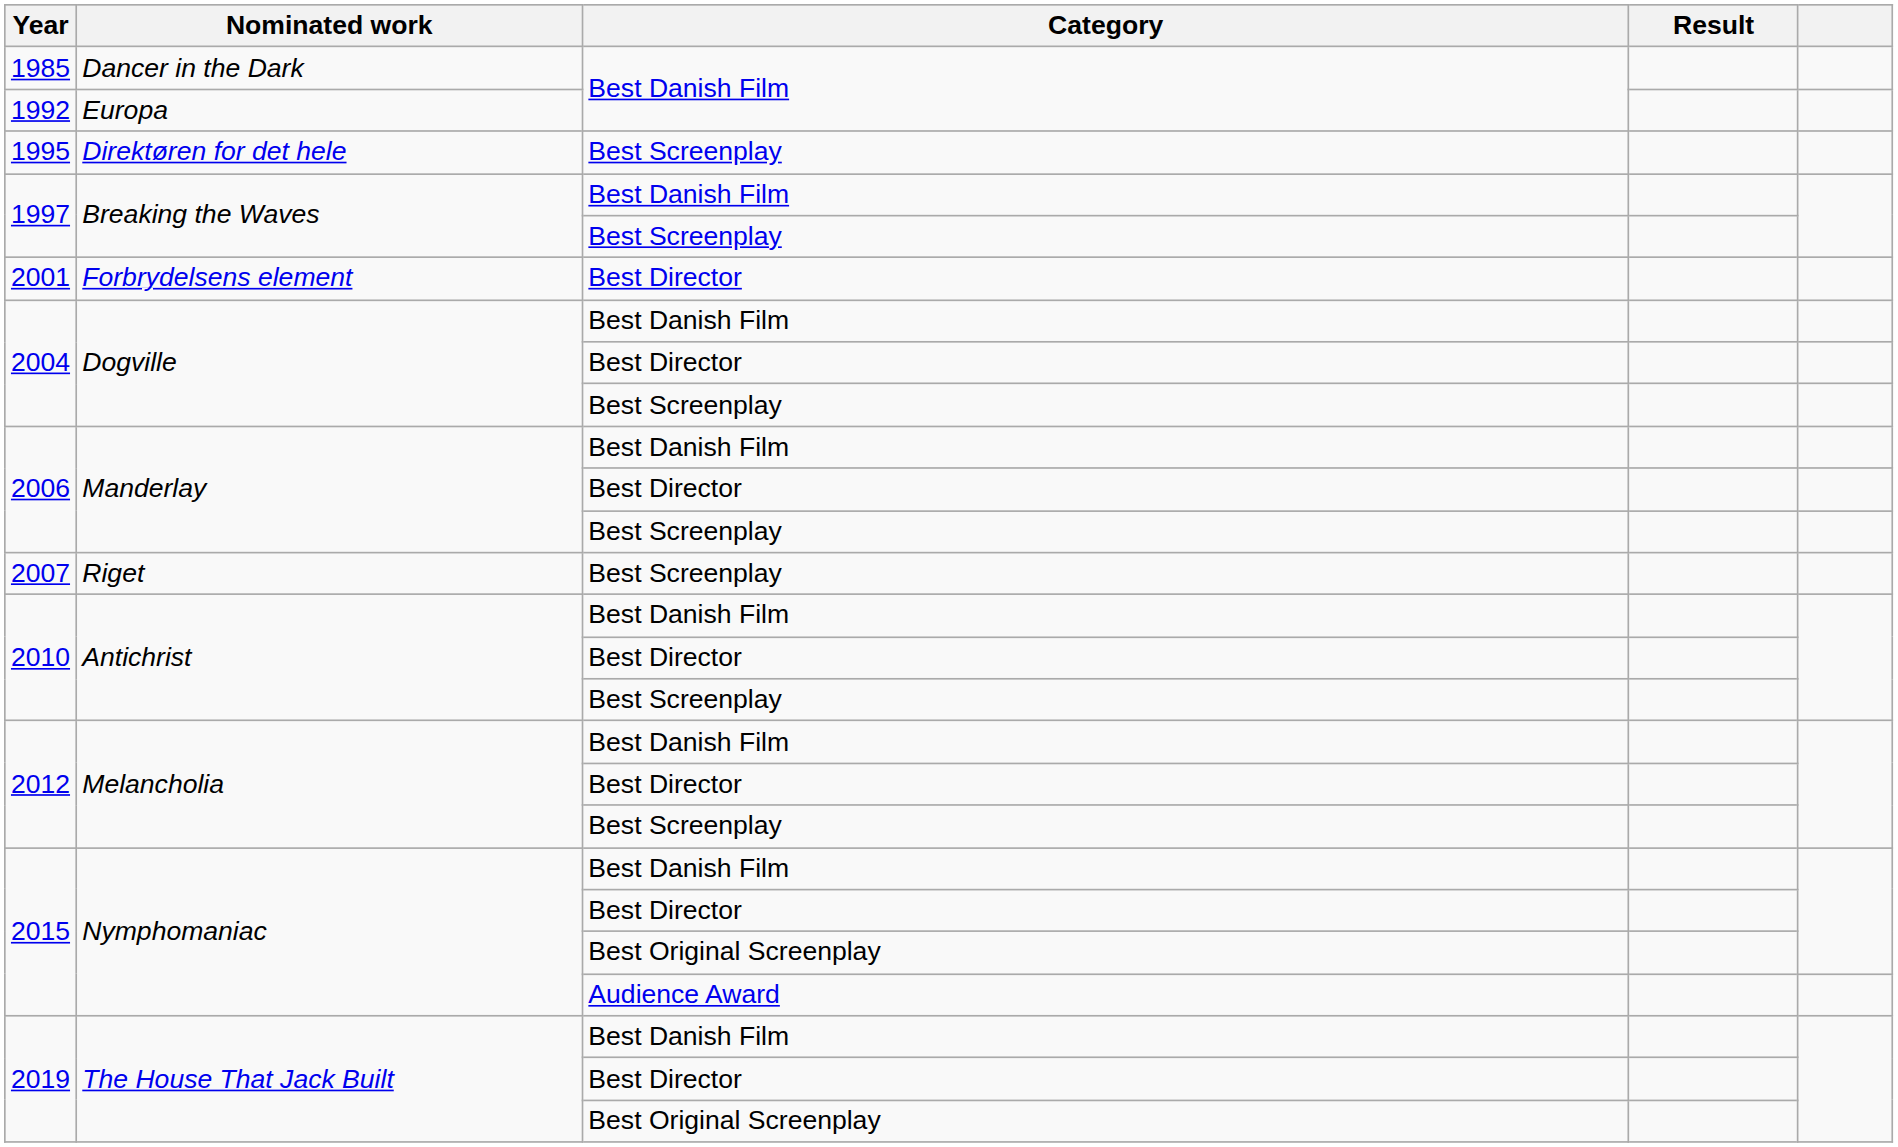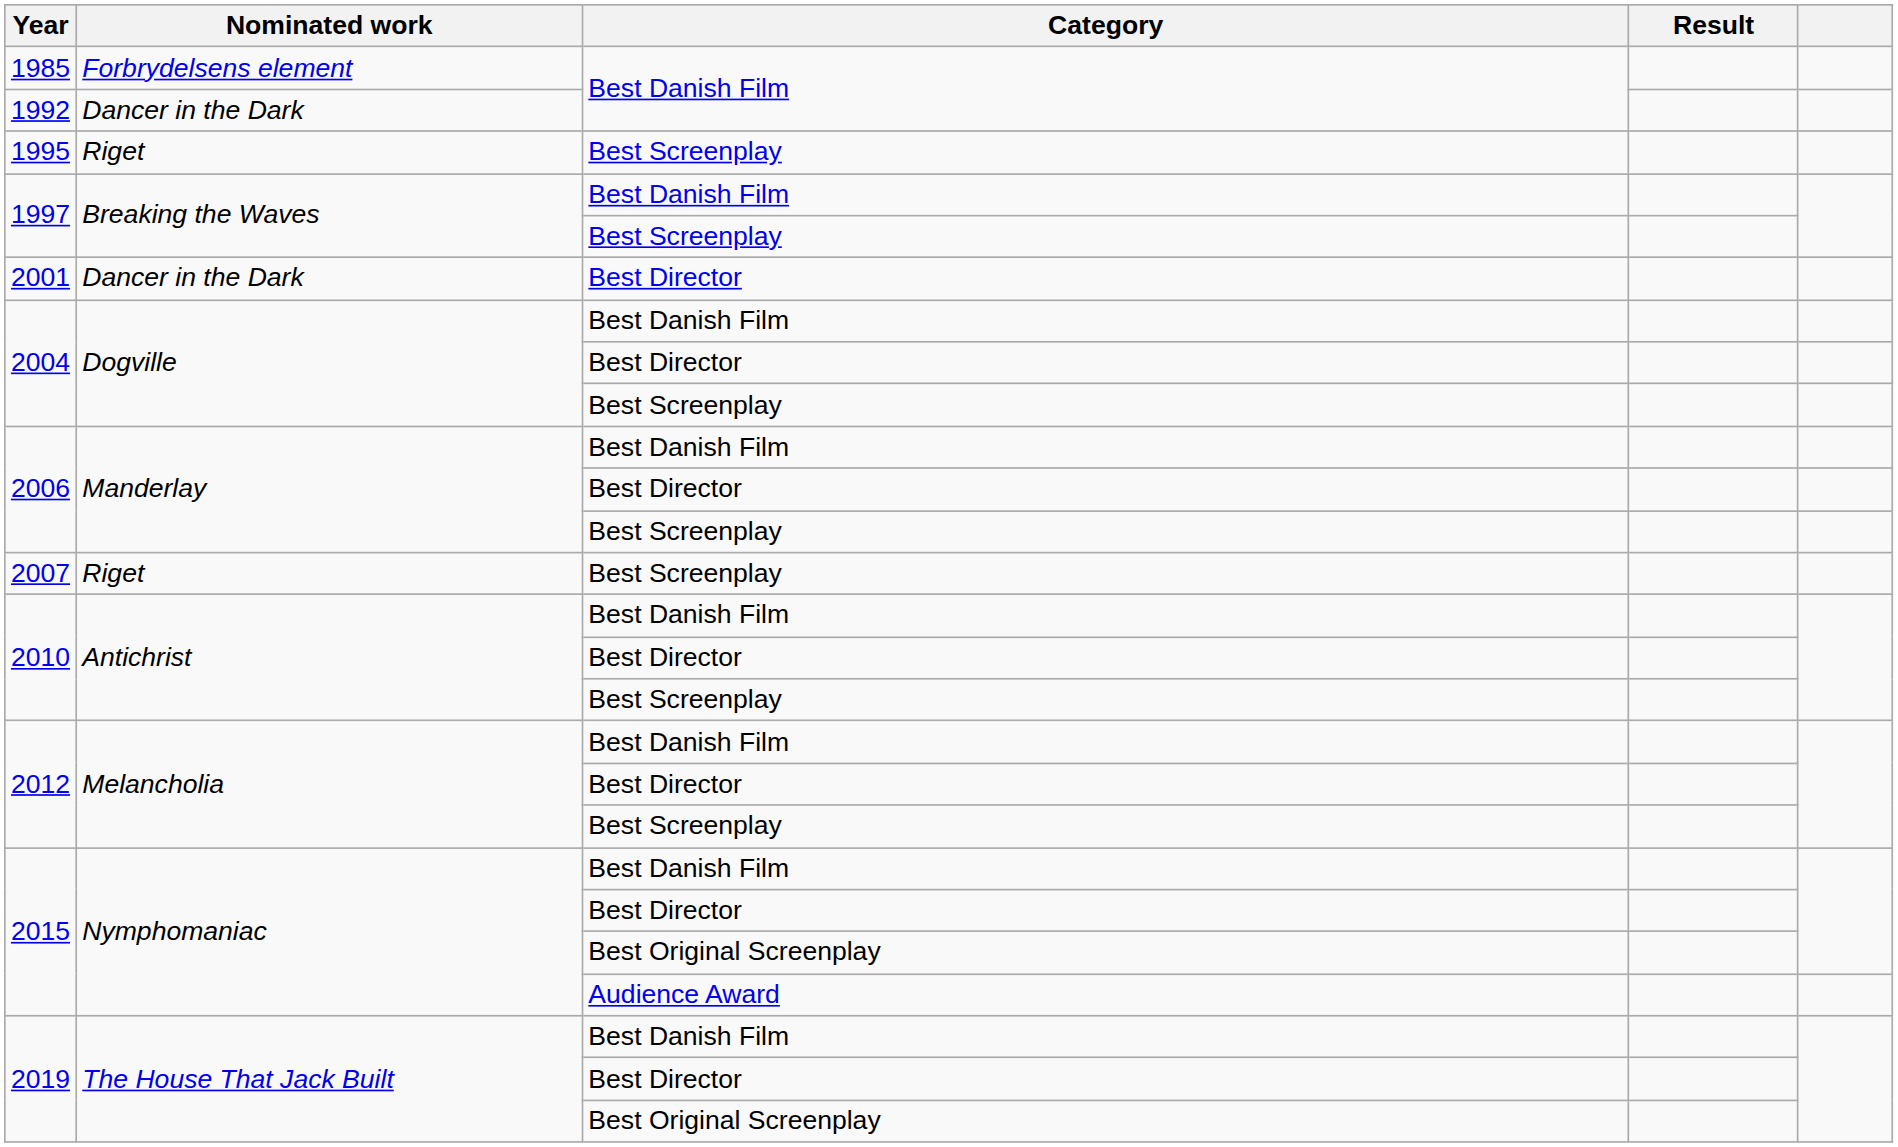(193, 67) Dancer in the Dark -> (217, 67) Forbrydelsens element
(125, 109) Europa -> (193, 109) Dancer in the Dark
(214, 151) Direktøren for det hele -> (113, 151) Riget
(217, 278) Forbrydelsens element -> (193, 278) Dancer in the Dark
